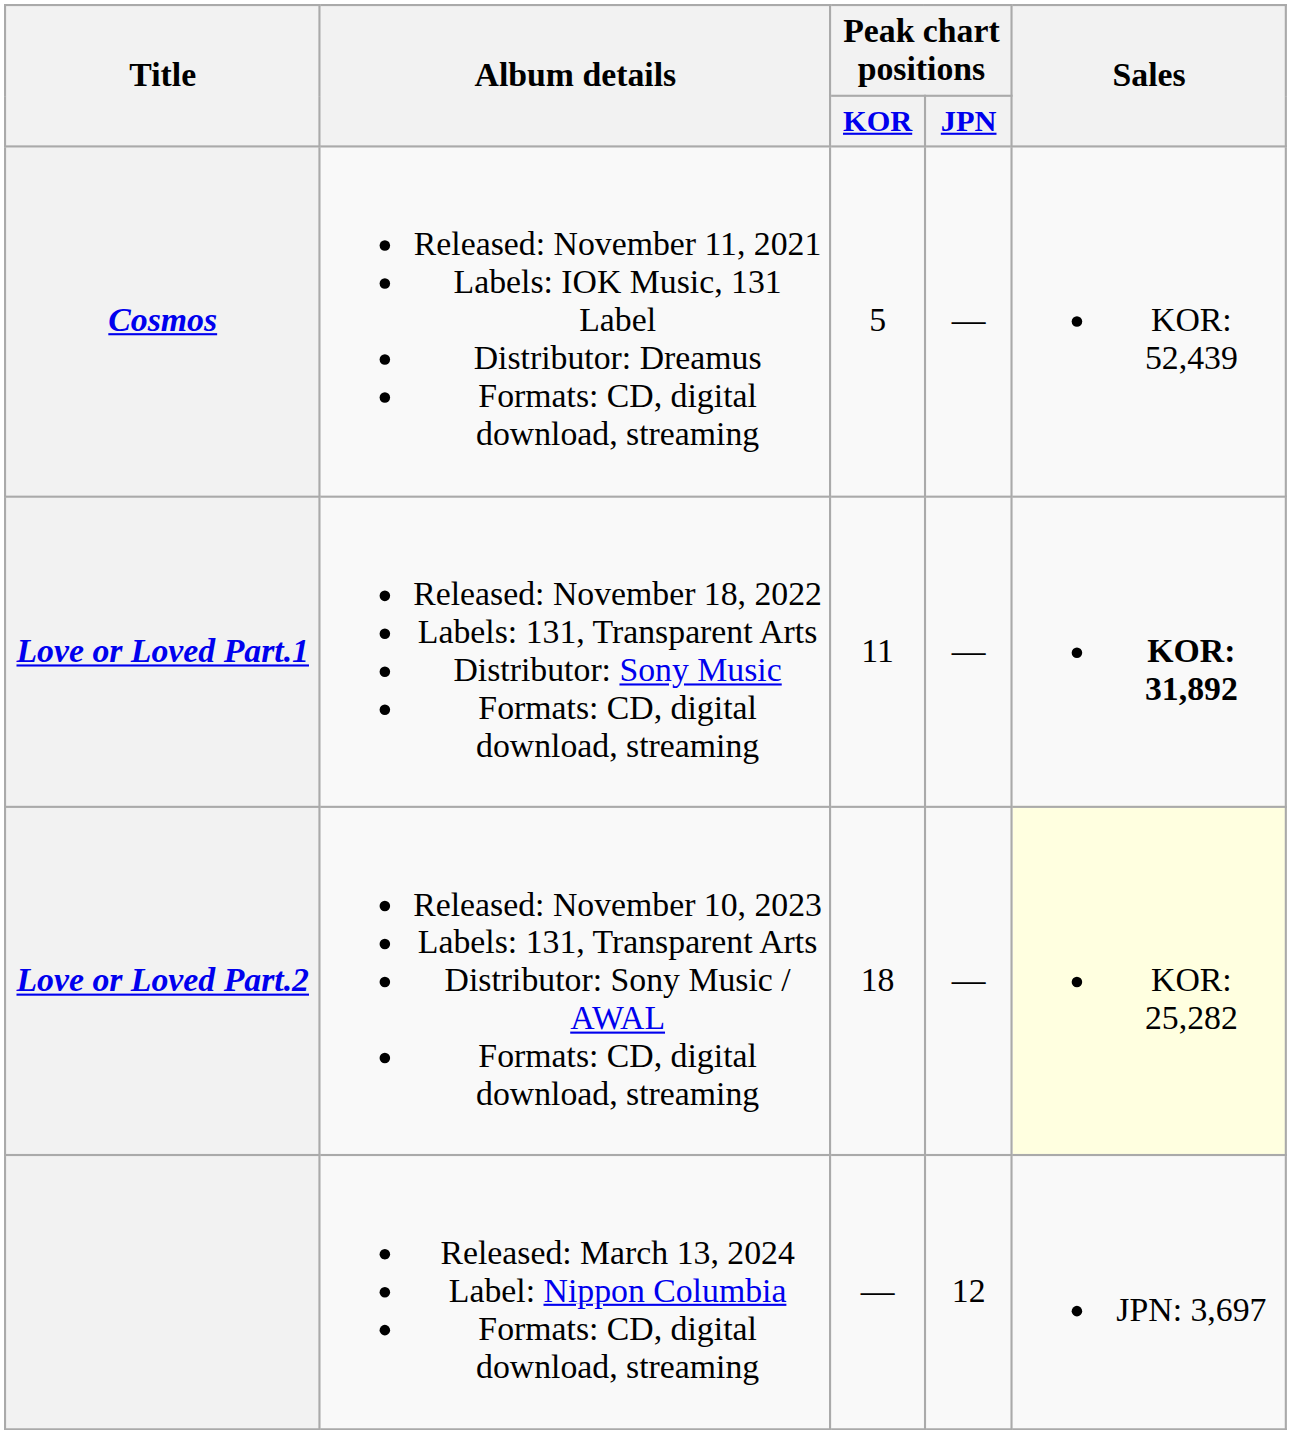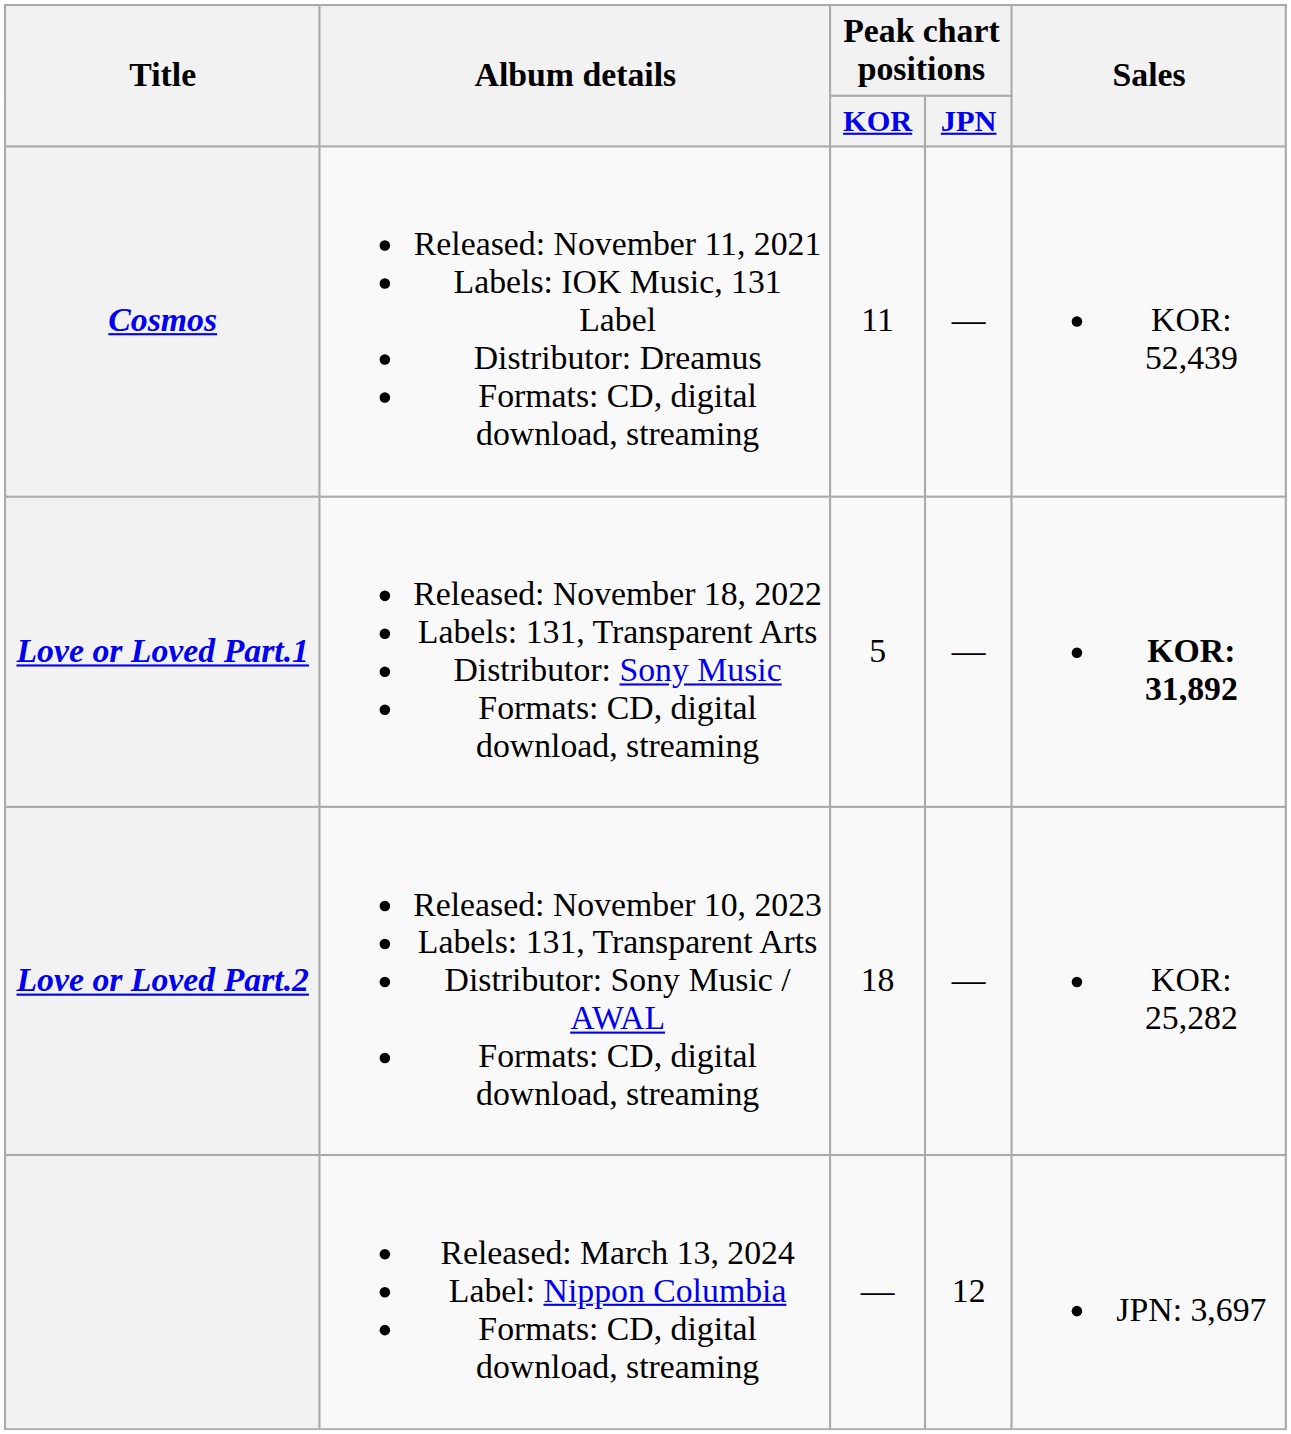(878, 320) 5 -> (878, 320) 11
(878, 650) 11 -> (878, 650) 5
(1149, 1000) lightyellow background -> (1149, 1000) no background
